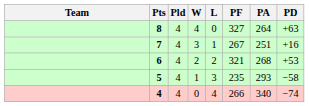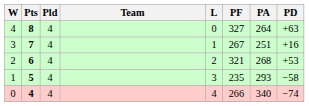columns swapped: (77, 12) <-> (196, 12)
